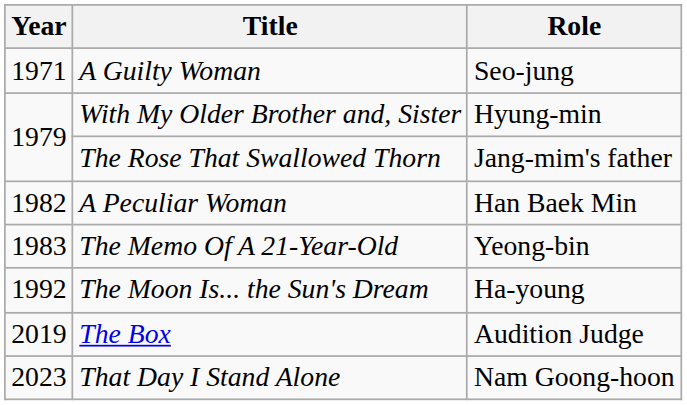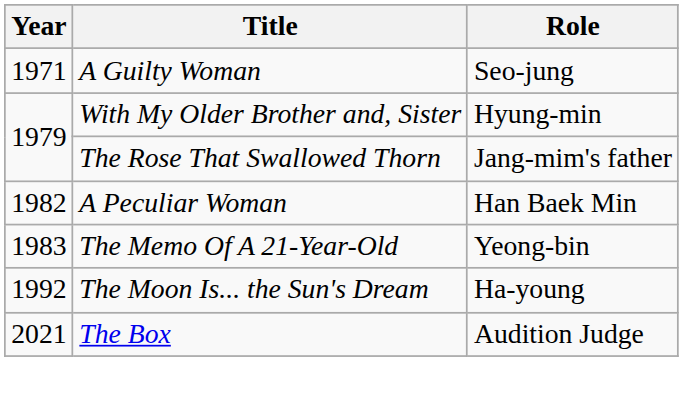(39, 333) 2019 -> (39, 333) 2021
- row: (210, 377)
